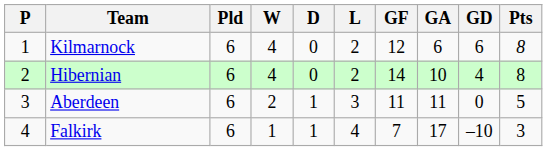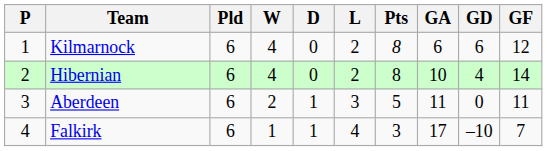columns swapped: (396, 18) <-> (521, 18)
